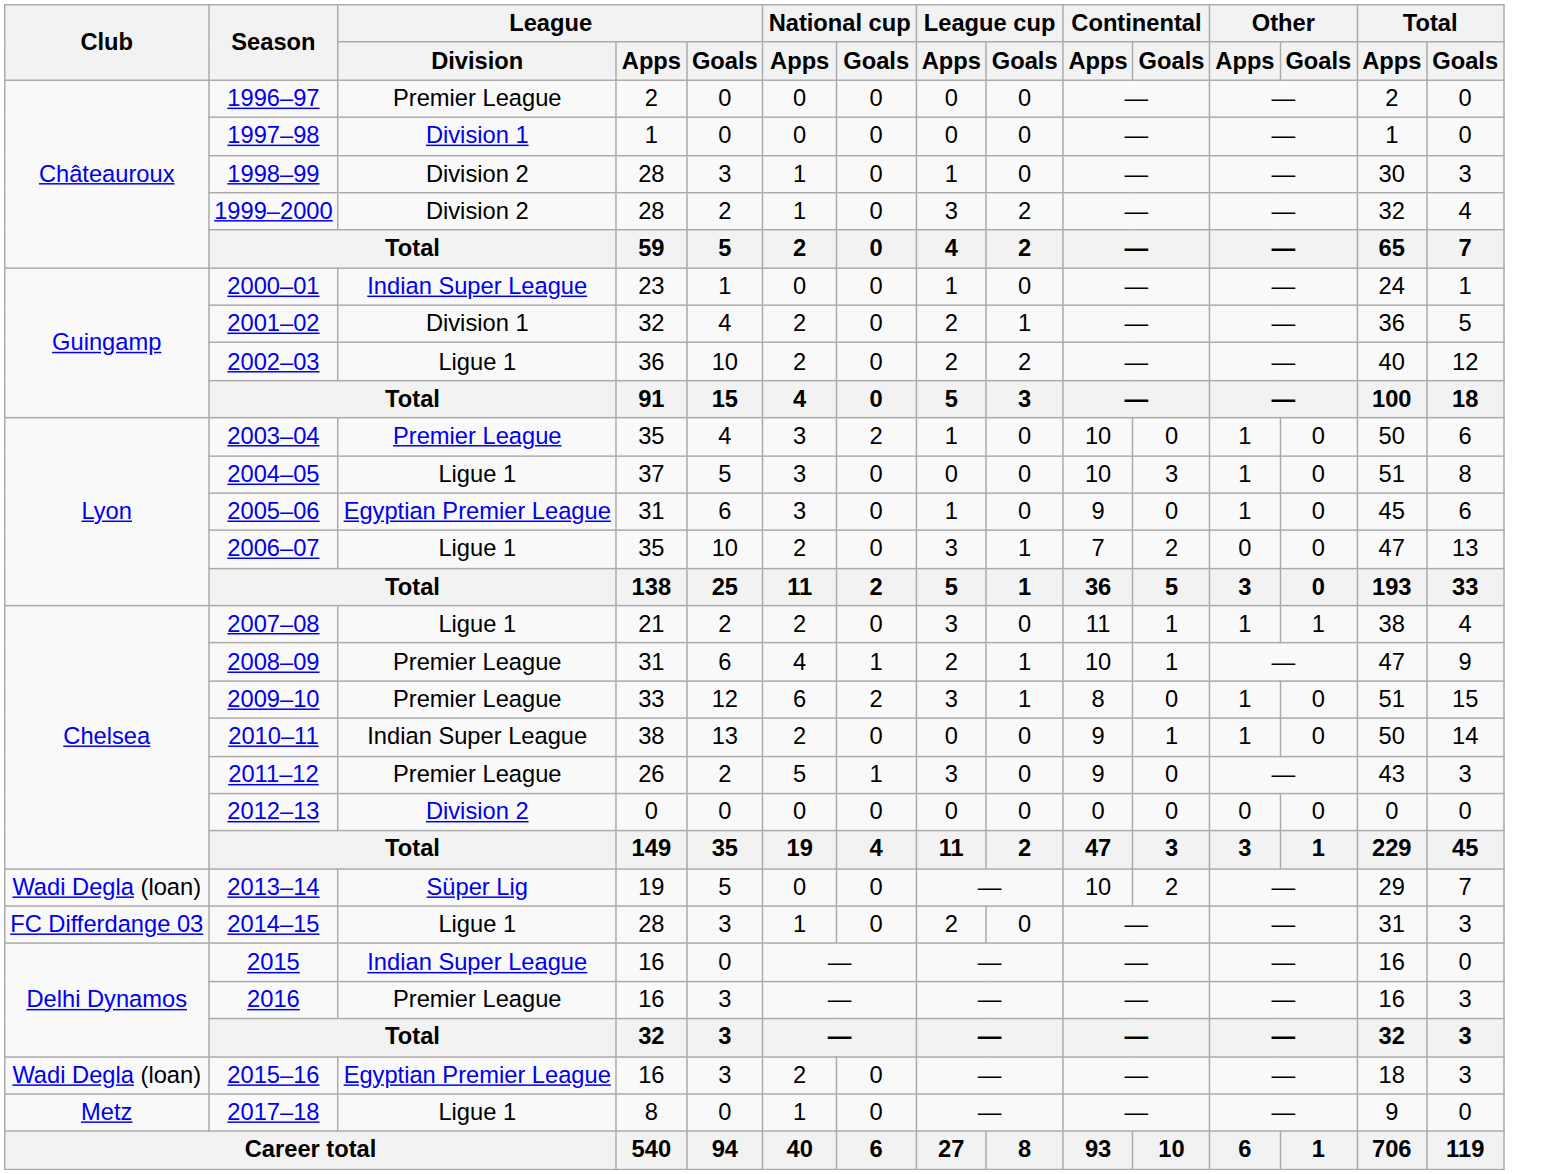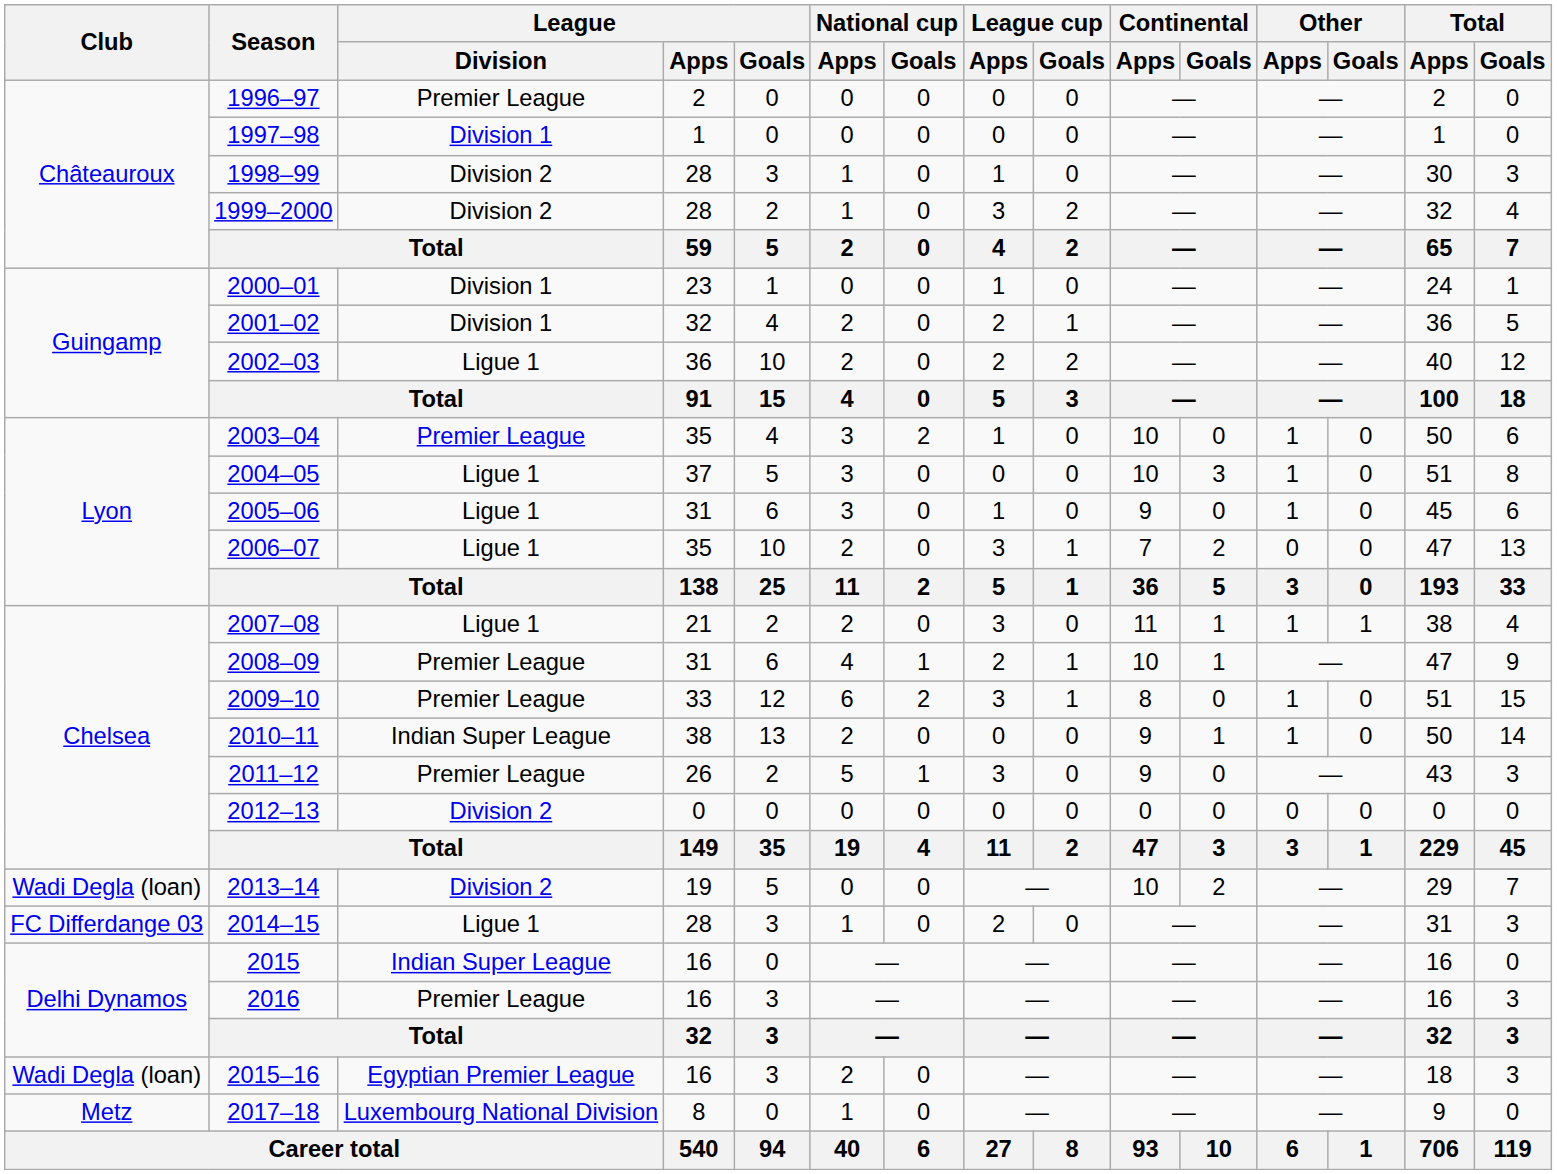(477, 286) Indian Super League -> (501, 286) Division 1
(477, 511) Egyptian Premier League -> (501, 511) Ligue 1
(477, 887) Süper Lig -> (501, 887) Division 2
(477, 1112) Ligue 1 -> (501, 1112) Luxembourg National Division
